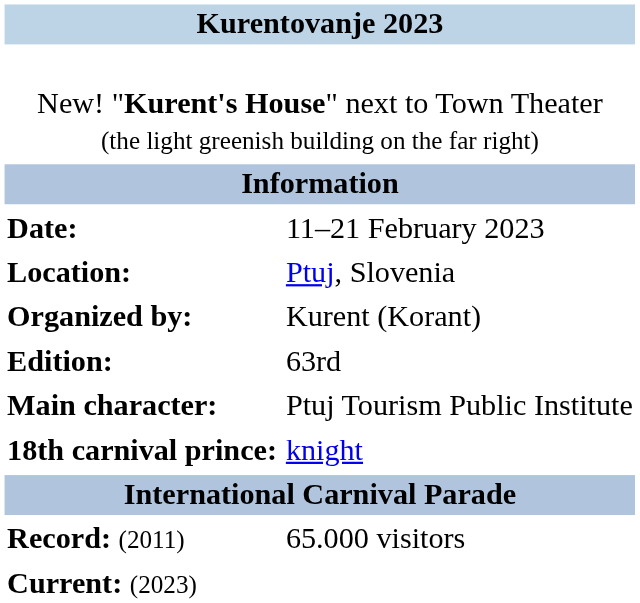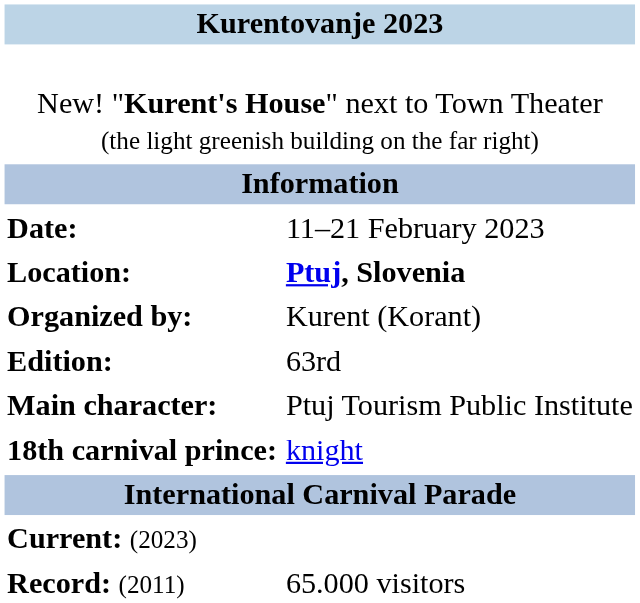(371, 272) normal -> (376, 272) bold
rows swapped: (96, 538) <-> (102, 583)
